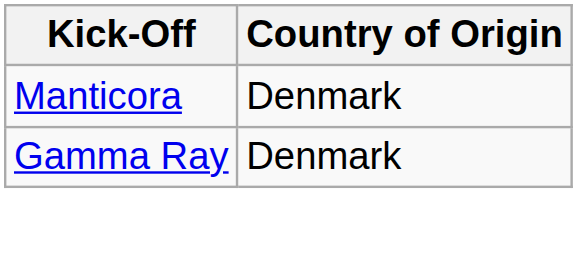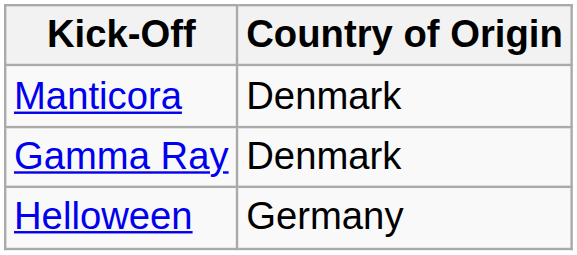+ row: (103, 216)
